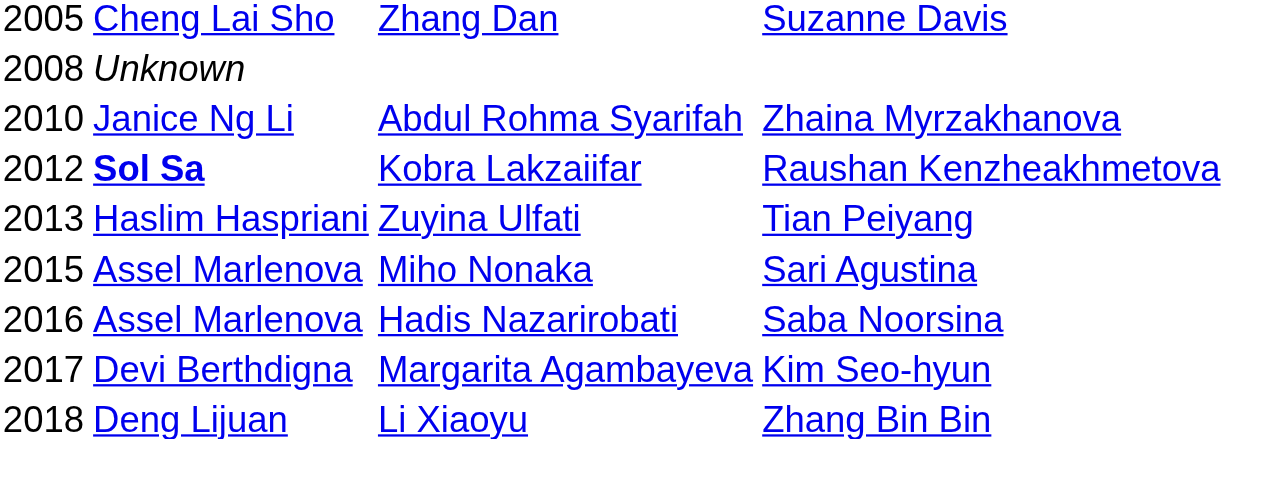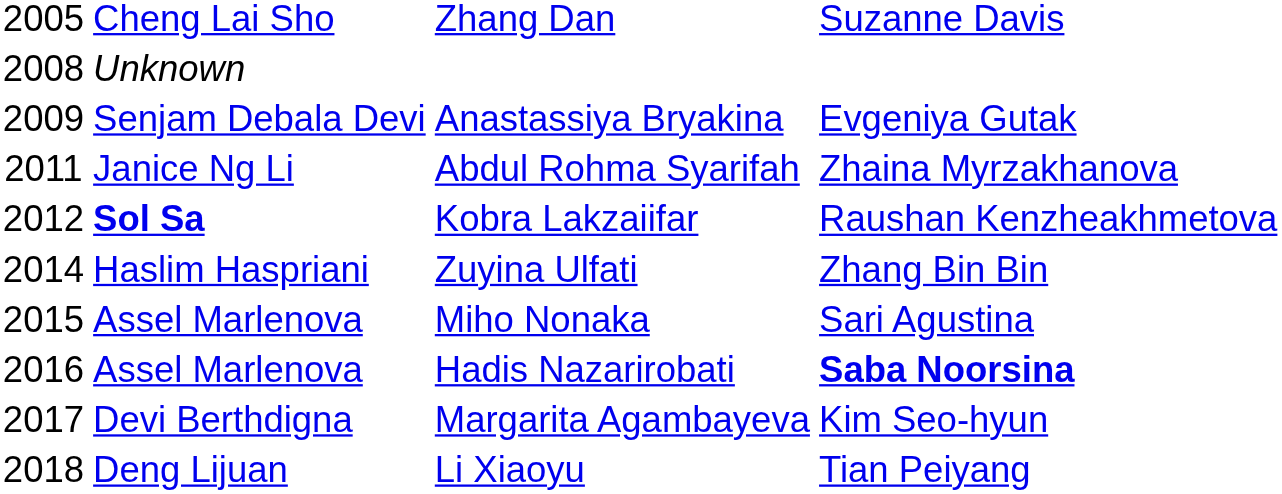+ row: (609, 119)
(43, 119) 2010 -> (43, 169) 2011
(43, 219) 2013 -> (43, 269) 2014
(868, 219) Tian Peiyang -> (934, 269) Zhang Bin Bin
(883, 319) normal -> (947, 369) bold
(877, 420) Zhang Bin Bin -> (925, 470) Tian Peiyang
